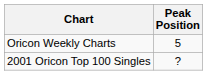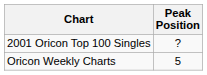rows swapped: (61, 43) <-> (79, 61)
